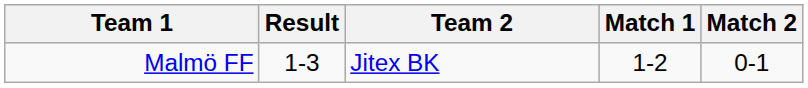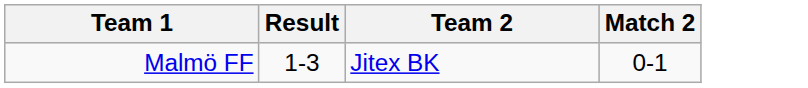- column: (650, 23)
